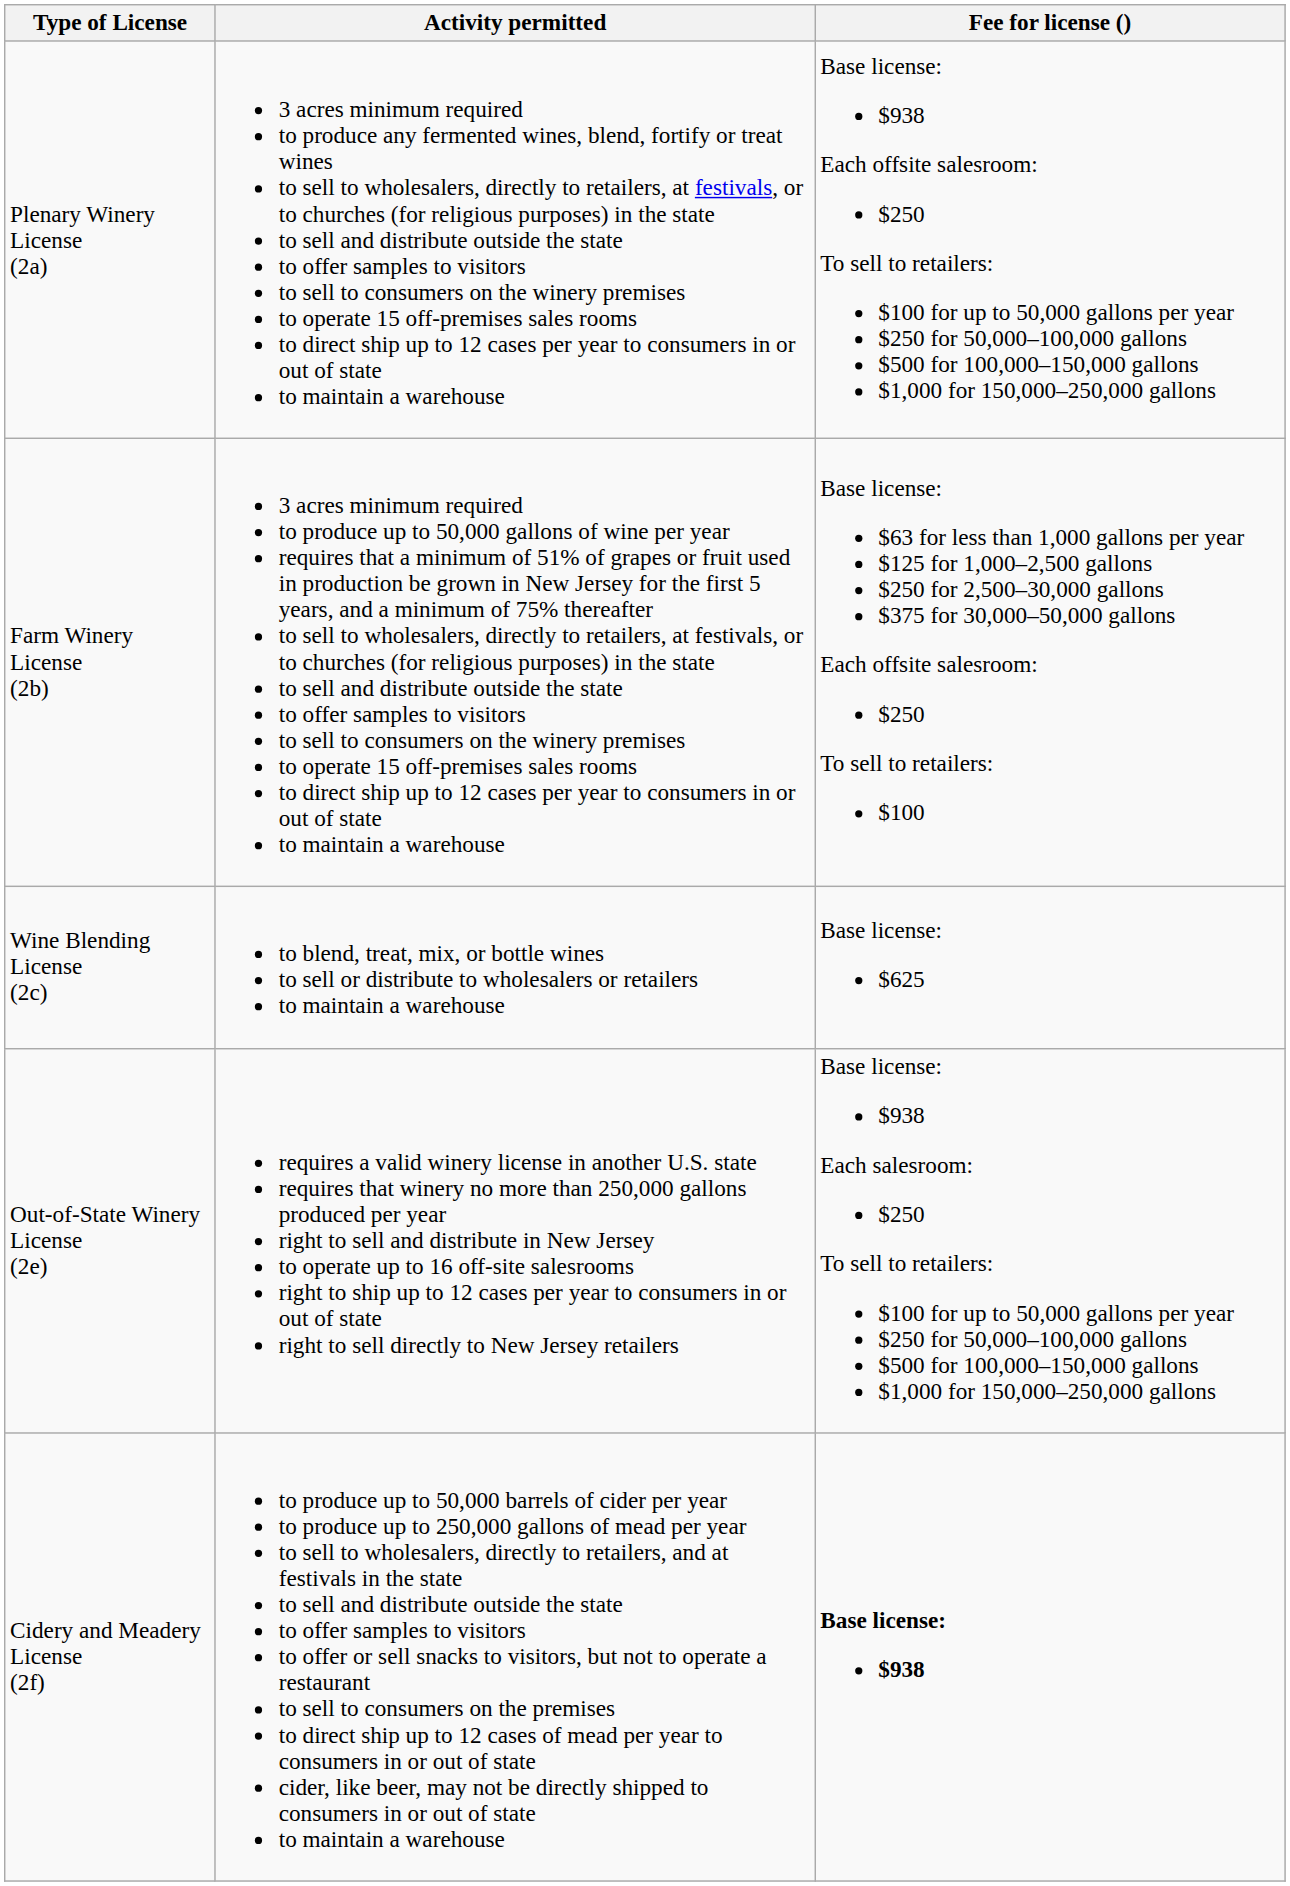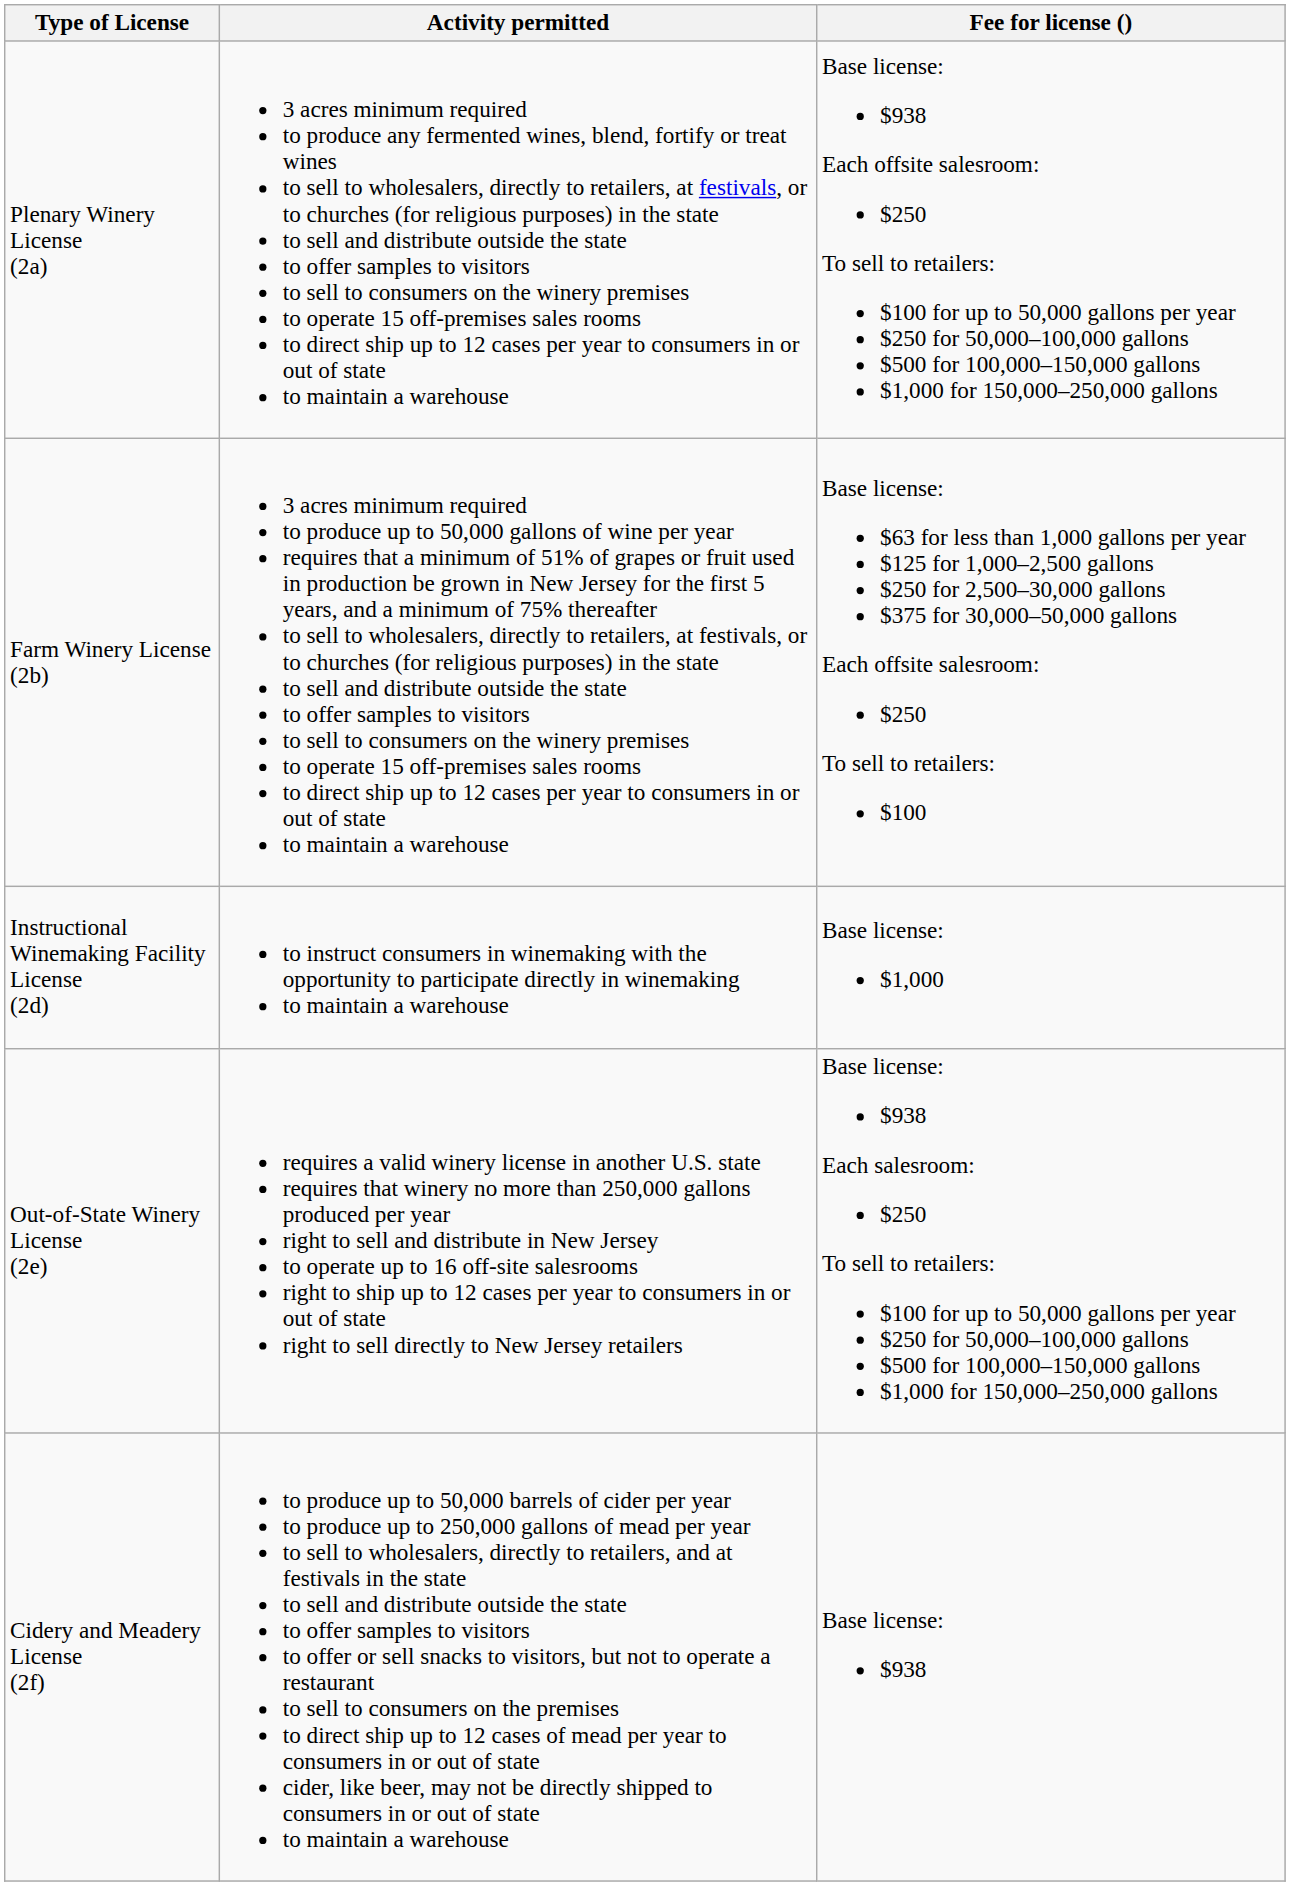- row: (80, 967)
+ row: (108, 967)
(1050, 1645) bold -> (1051, 1645) normal
